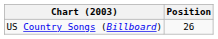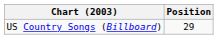(189, 27) 26 -> (189, 27) 29
